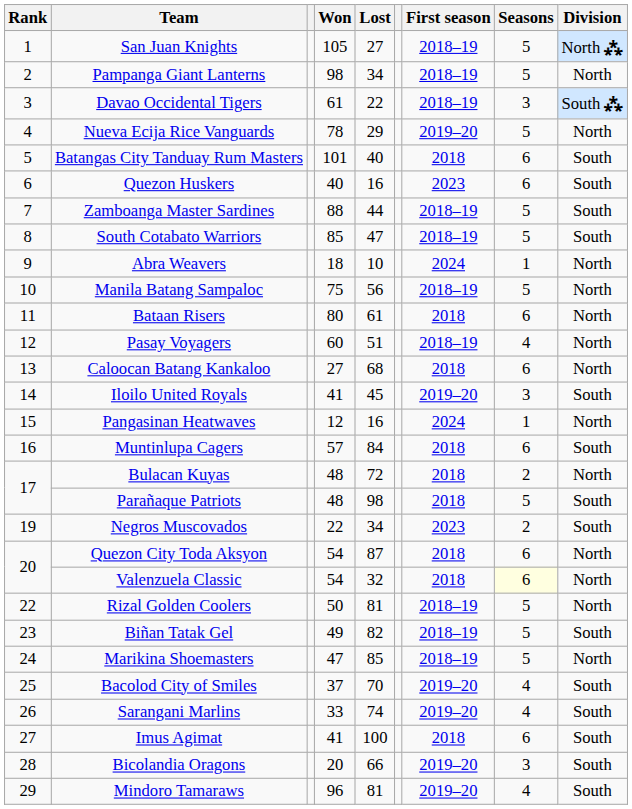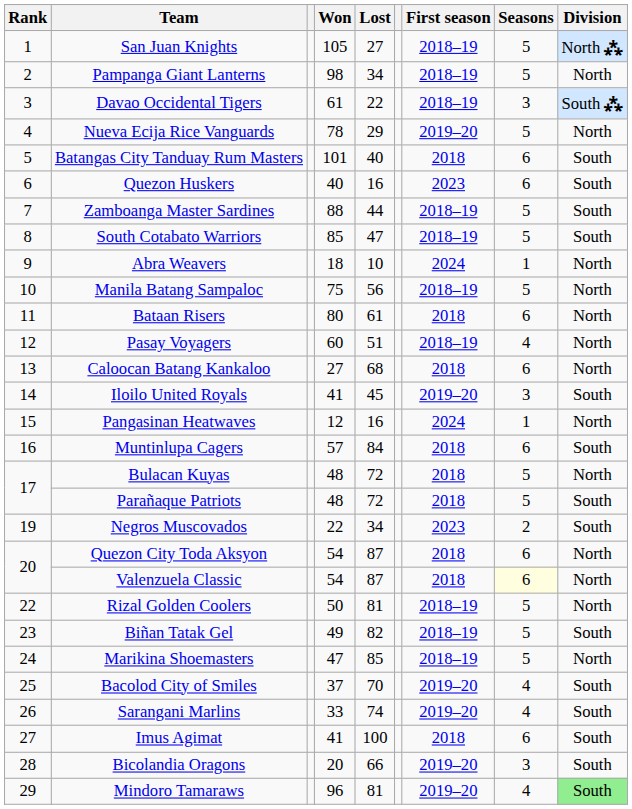(526, 474) 2 -> (526, 474) 5
(375, 501) 98 -> (375, 501) 72
(375, 580) 32 -> (375, 580) 87
(592, 791) no background -> (592, 791) lightgreen background
